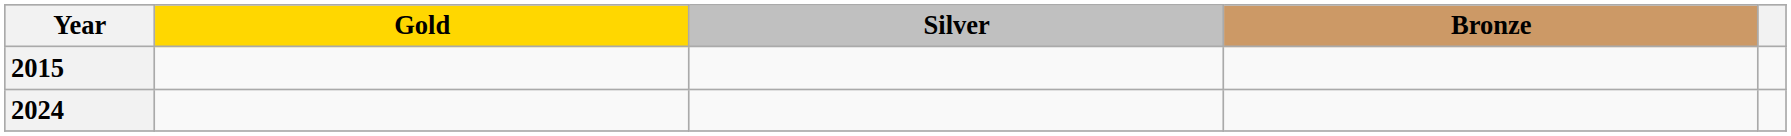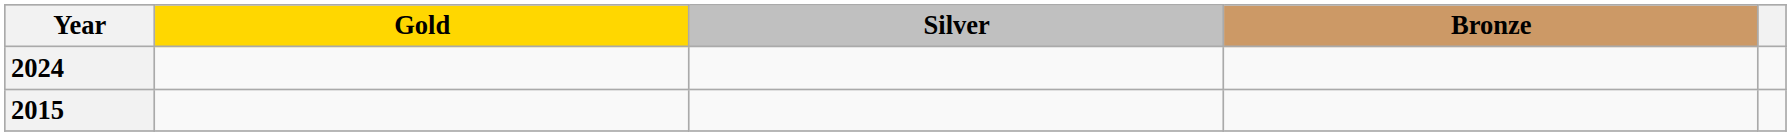rows swapped: (38, 67) <-> (38, 109)
